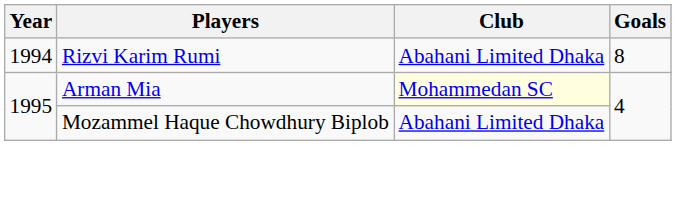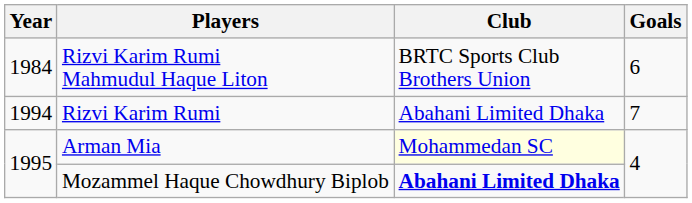+ row: (165, 67)
(619, 55) 8 -> (635, 112) 7
(501, 122) normal -> (509, 180) bold
